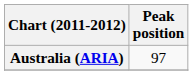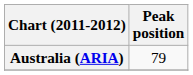(159, 57) 97 -> (159, 57) 79
